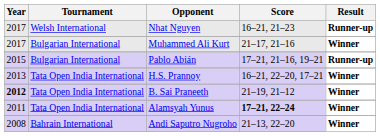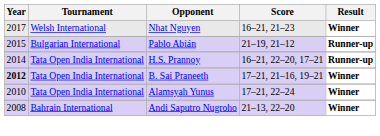(351, 28) Runner-up -> (344, 28) Winner
- row: (189, 44)
(282, 60) 17–21, 21–16, 19–21 -> (268, 44) 21–19, 21–12
(16, 76) 2013 -> (16, 60) 2014
(344, 76) Winner -> (351, 60) Runner-up
(268, 92) 21–19, 21–12 -> (282, 76) 17–21, 21–16, 19–21
(16, 108) 2011 -> (16, 92) 2010
(268, 108) bold -> (268, 92) normal
